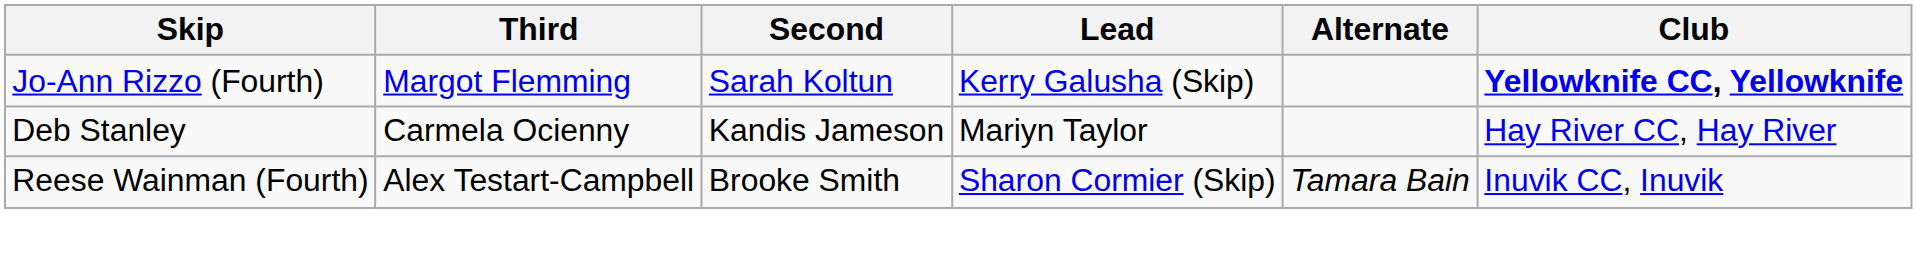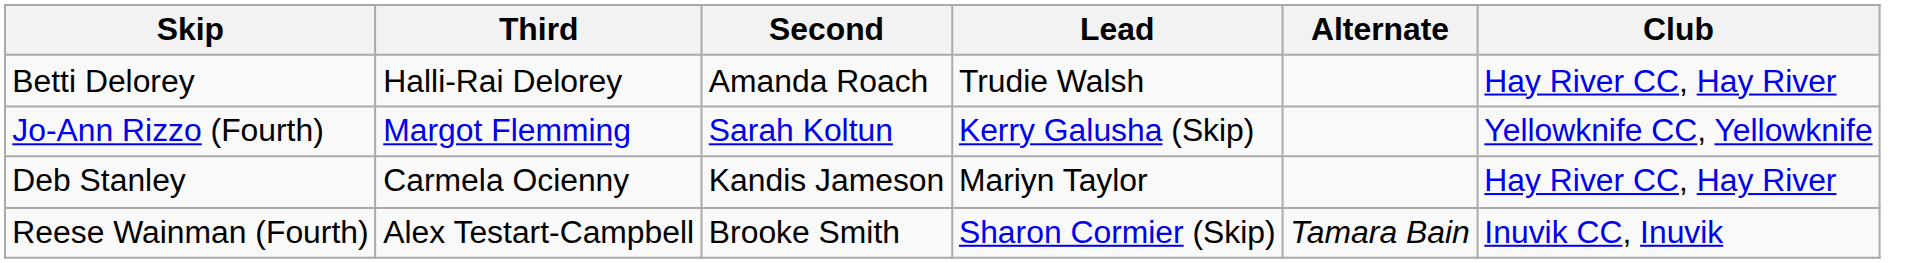+ row: (103, 80)
(1694, 80) bold -> (1678, 130) normal
